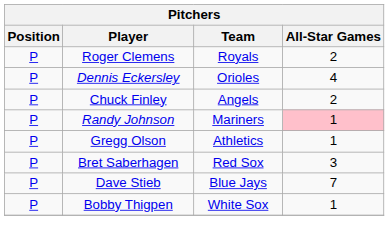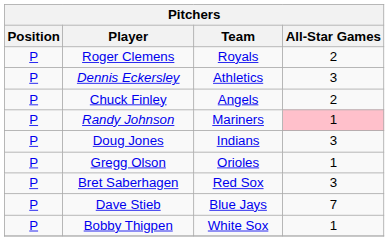(238, 78) Orioles -> (238, 78) Athletics
(333, 78) 4 -> (333, 78) 3
+ row: (128, 141)
(238, 141) Athletics -> (238, 162) Orioles
